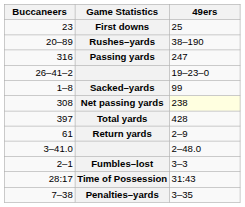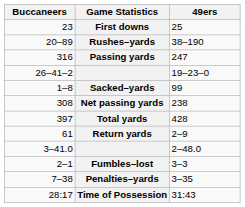(180, 103) lightyellow background -> (180, 103) no background
rows swapped: (62, 194) <-> (61, 179)
